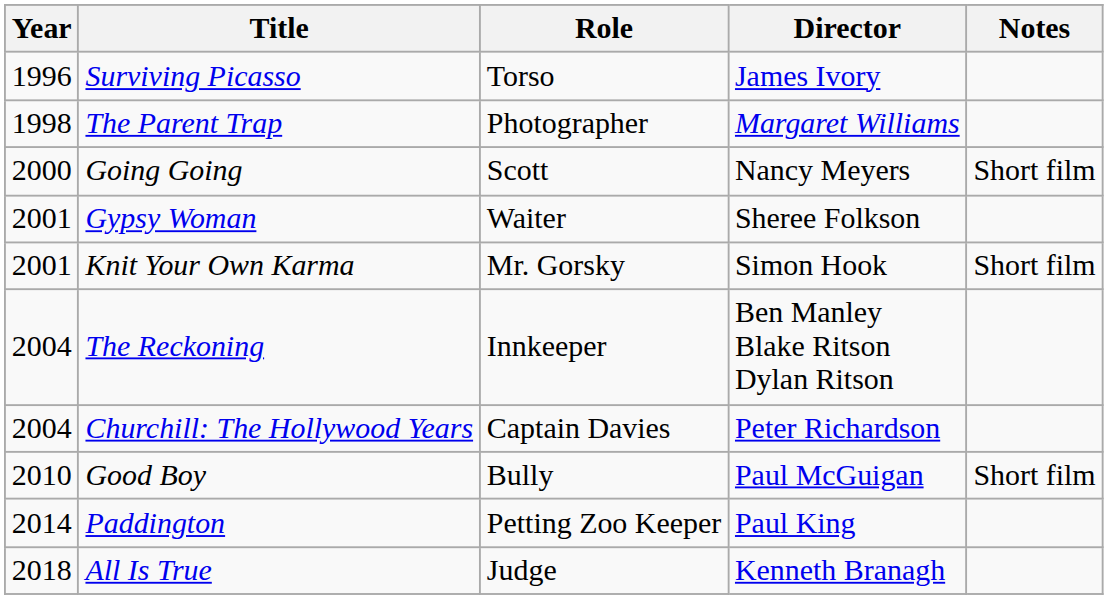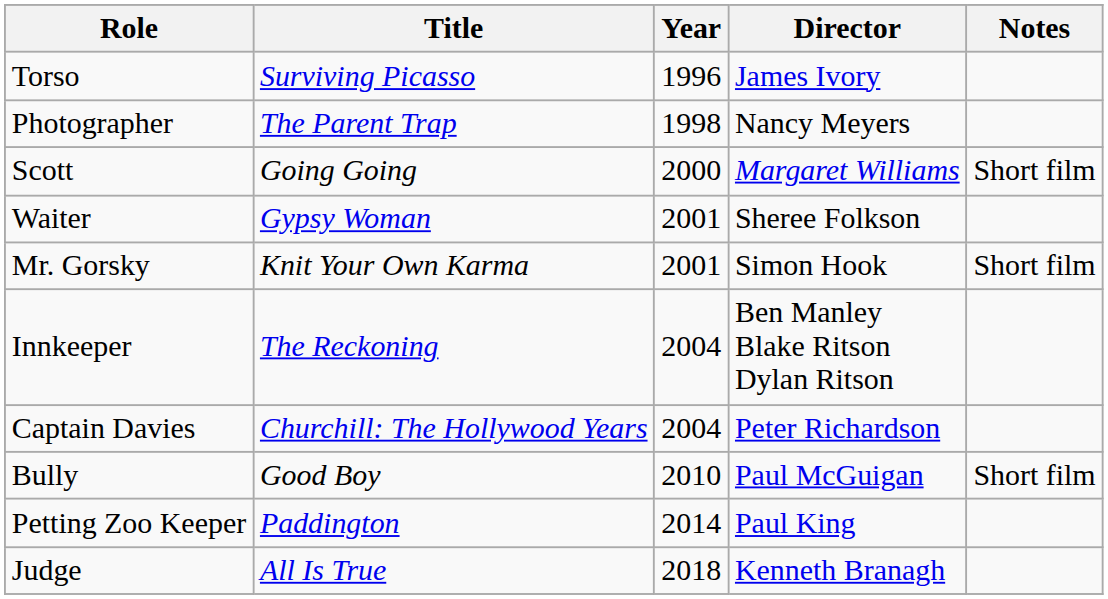columns swapped: (42, 28) <-> (604, 28)
(847, 123) Margaret Williams -> (823, 123) Nancy Meyers
(823, 170) Nancy Meyers -> (847, 170) Margaret Williams
